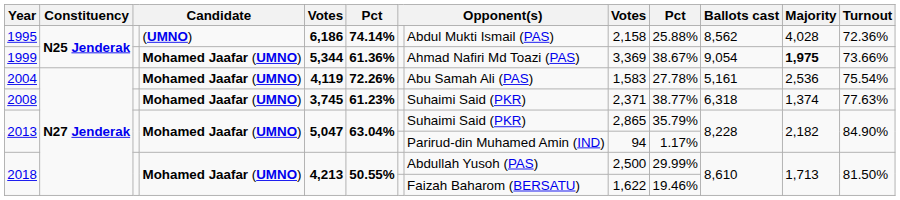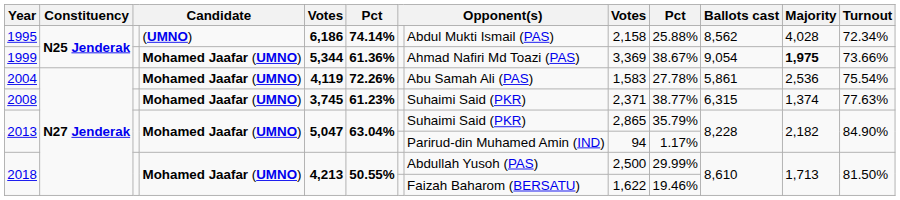(865, 36) 72.36% -> (865, 36) 72.34%
(721, 79) 5,161 -> (721, 79) 5,861
(721, 100) 6,318 -> (721, 100) 6,315
